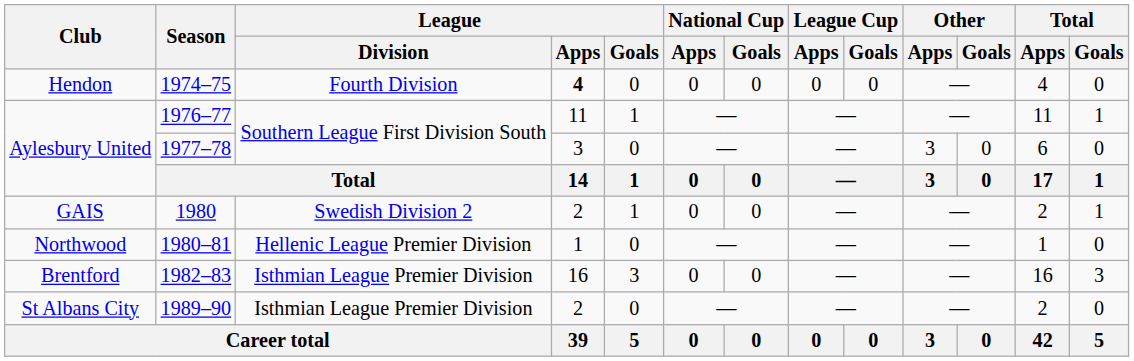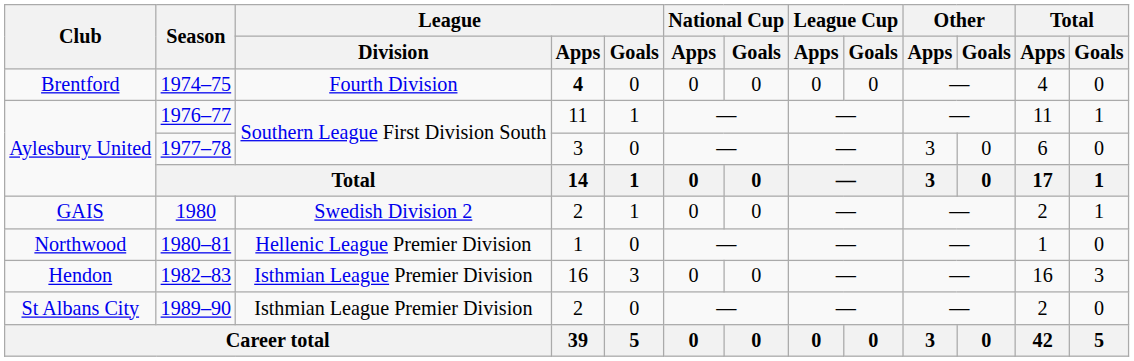(80, 84) Hendon -> (80, 84) Brentford
(80, 276) Brentford -> (80, 276) Hendon
